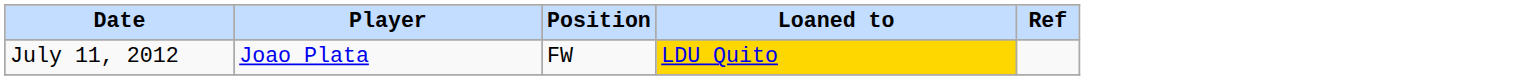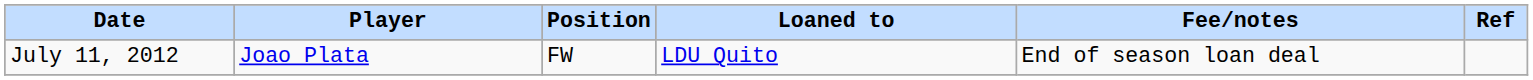+ column: (1240, 23)
(720, 58) gold background -> (720, 58) no background
